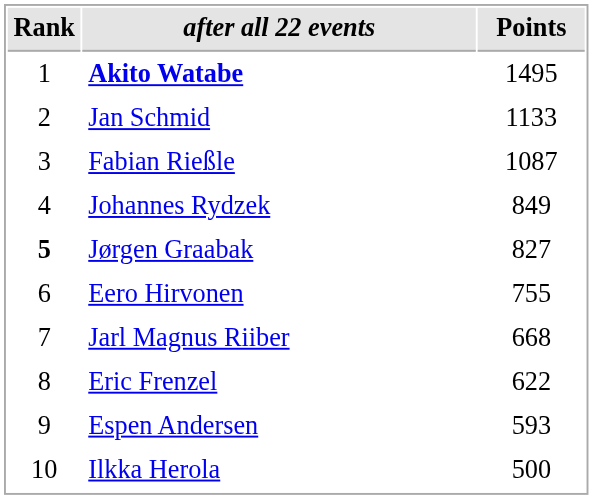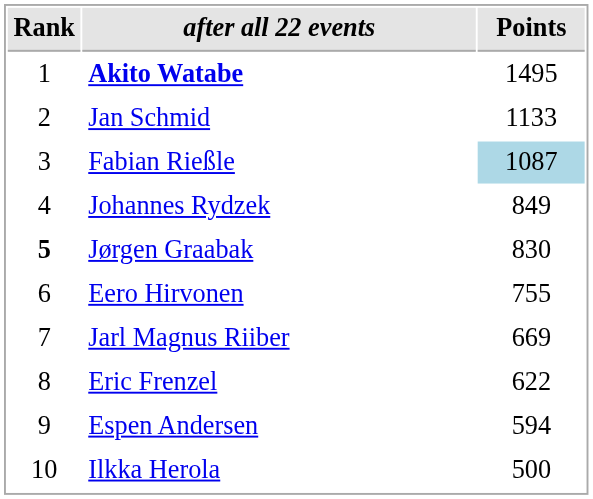(531, 162) no background -> (531, 162) lightblue background
(531, 249) 827 -> (531, 249) 830
(531, 337) 668 -> (531, 337) 669
(531, 425) 593 -> (531, 425) 594
